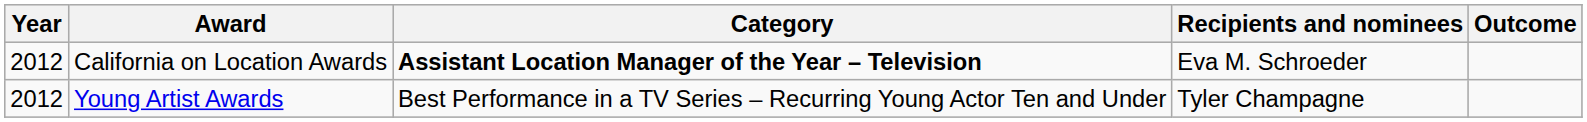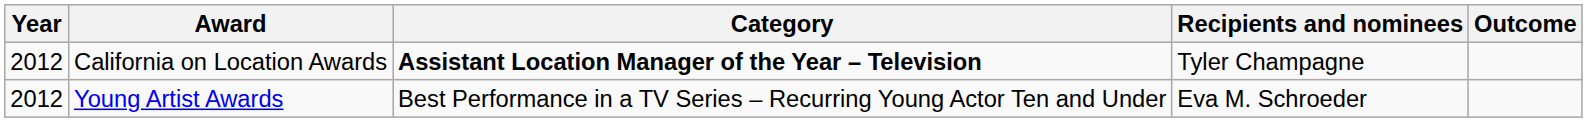(1272, 61) Eva M. Schroeder -> (1271, 61) Tyler Champagne
(1271, 99) Tyler Champagne -> (1272, 99) Eva M. Schroeder
